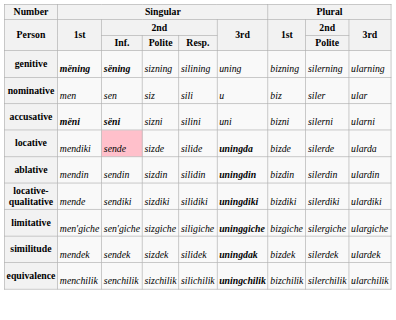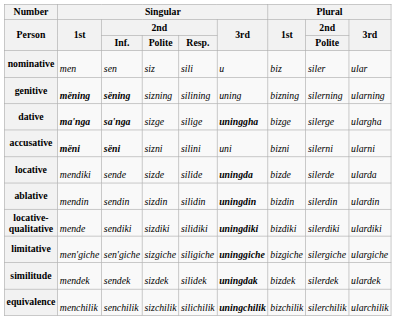rows swapped: (31, 90) <-> (31, 64)
+ row: (31, 117)
(115, 149) pink background -> (115, 175) no background
